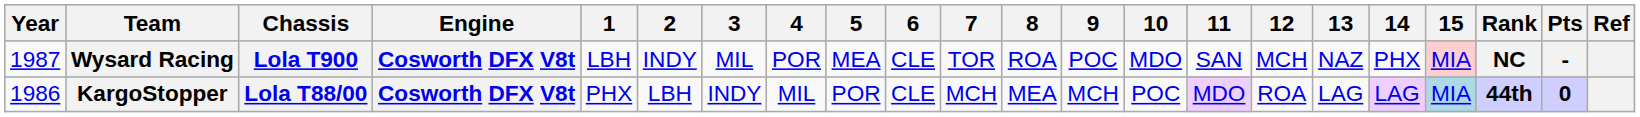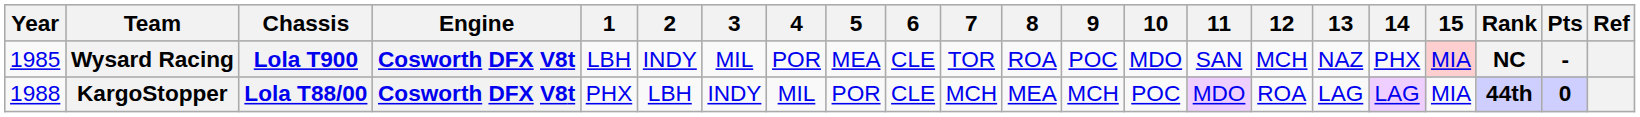(35, 59) 1987 -> (35, 59) 1985
(35, 94) 1986 -> (35, 94) 1988
(1451, 94) lightblue background -> (1451, 94) no background
